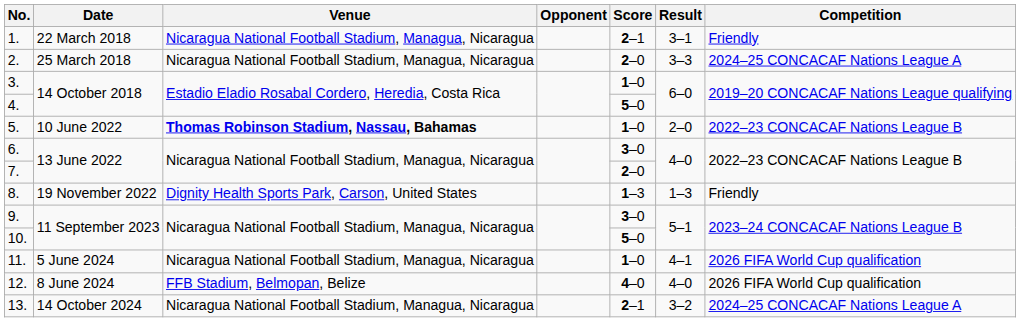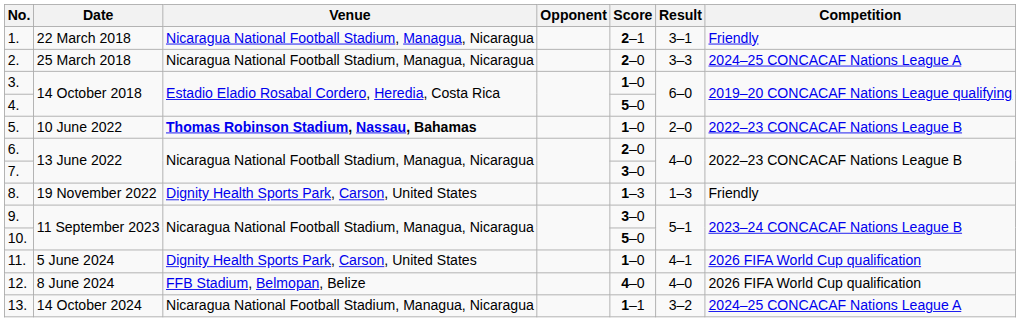(633, 149) 3–0 -> (633, 149) 2–0
(633, 171) 2–0 -> (633, 171) 3–0
(350, 261) Nicaragua National Football Stadium, Managua, Nicaragua -> (321, 261) Dignity Health Sports Park, Carson, United States
(633, 305) 2–1 -> (633, 305) 1–1
